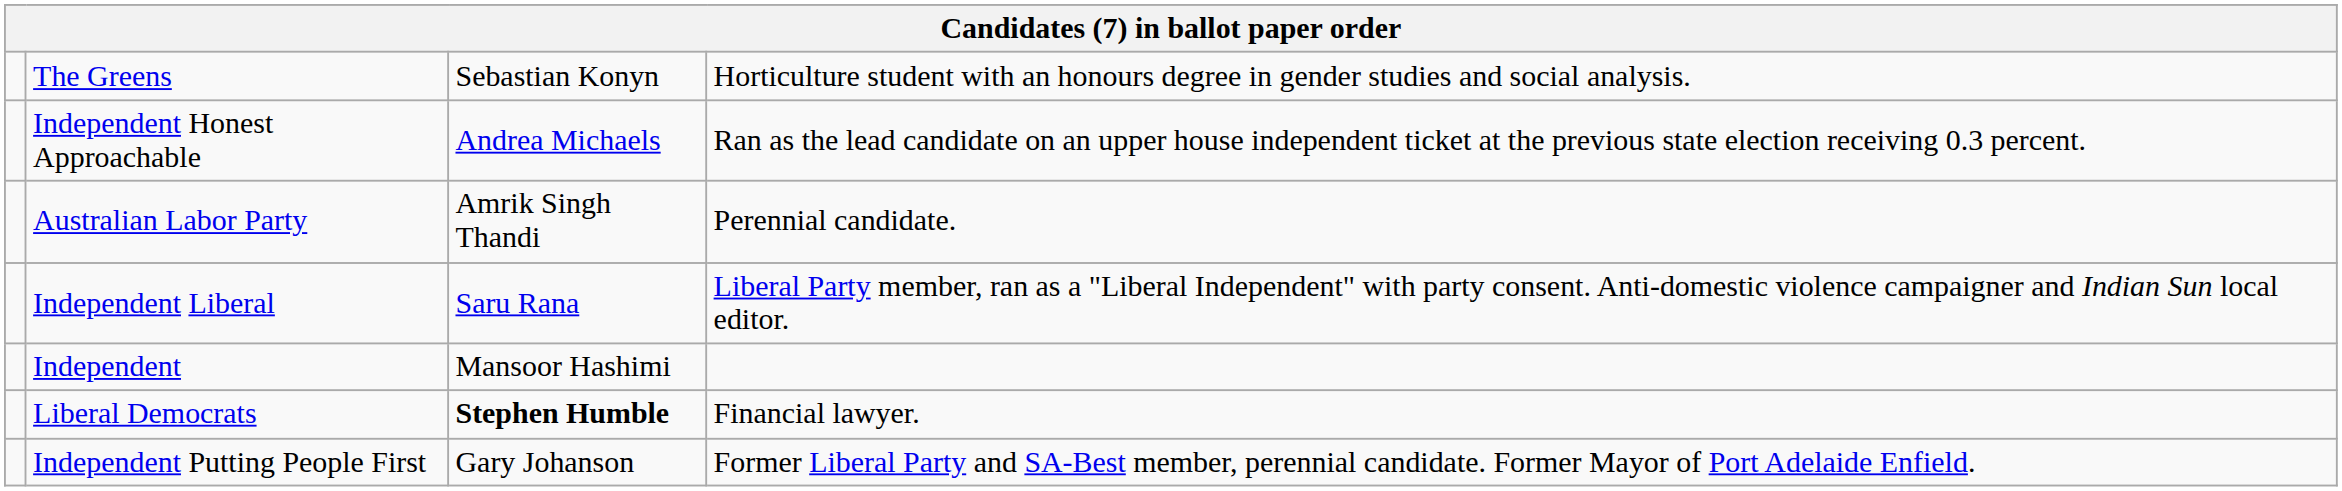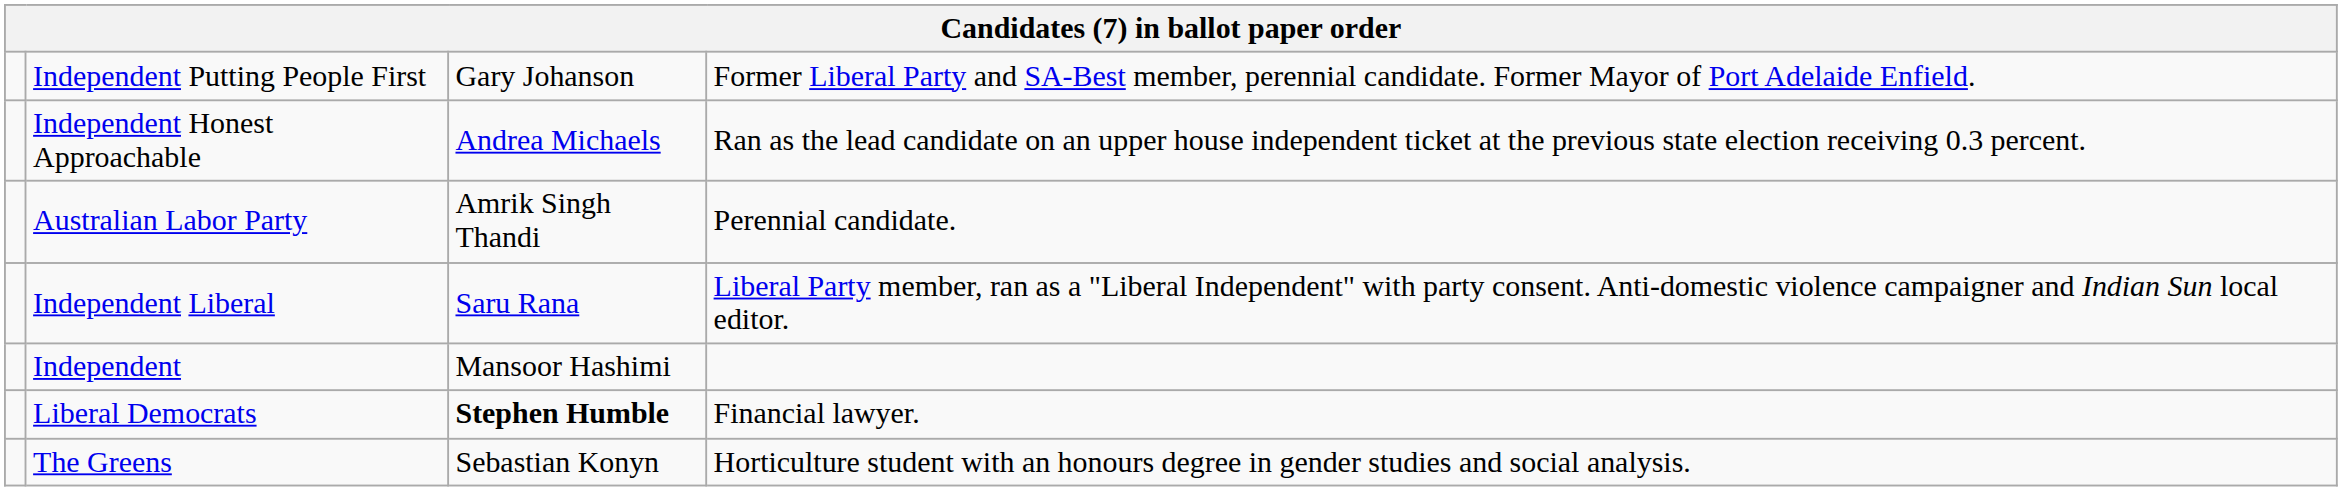rows swapped: (230, 461) <-> (102, 75)
